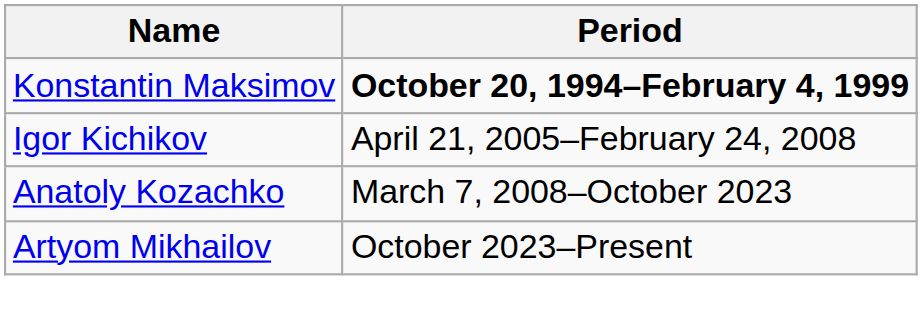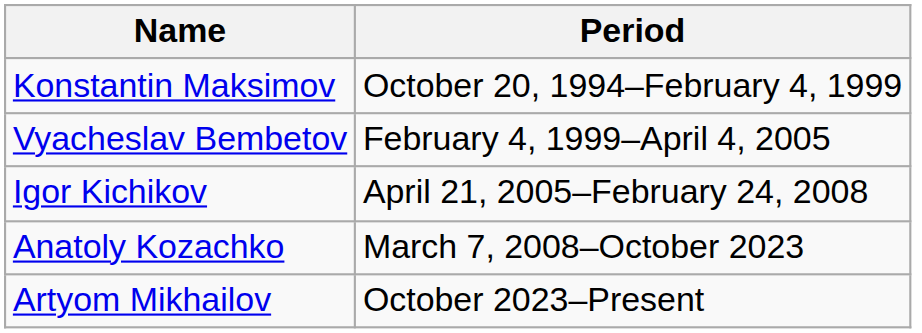(630, 85) bold -> (633, 85) normal
+ row: (180, 138)
